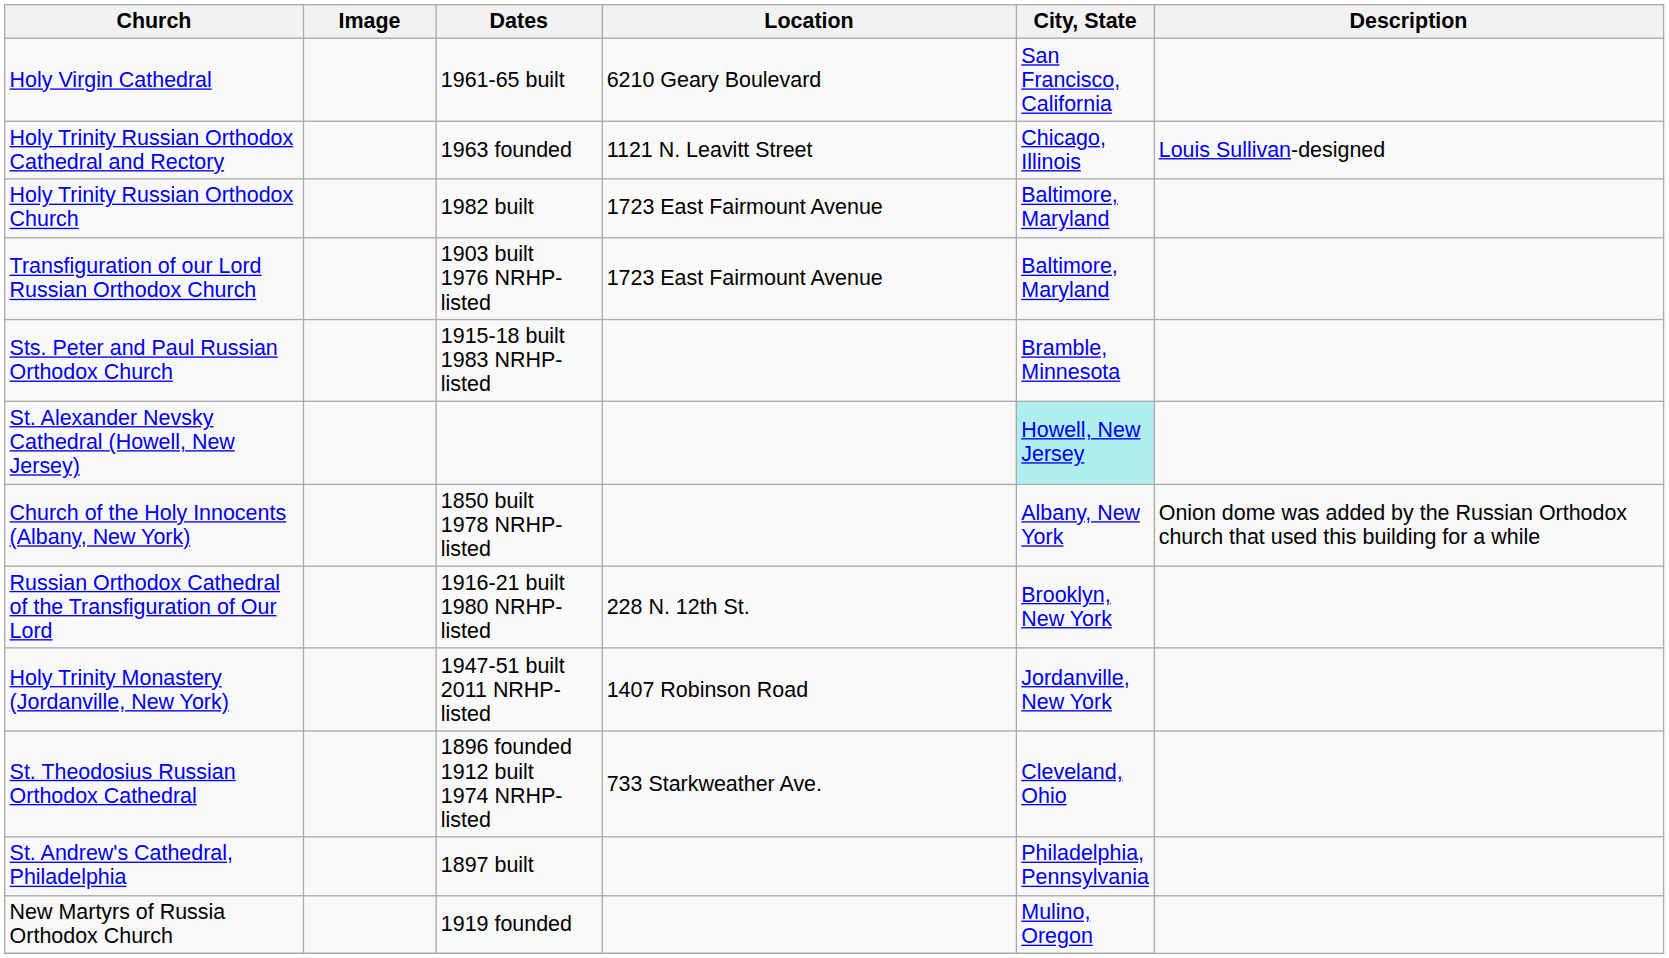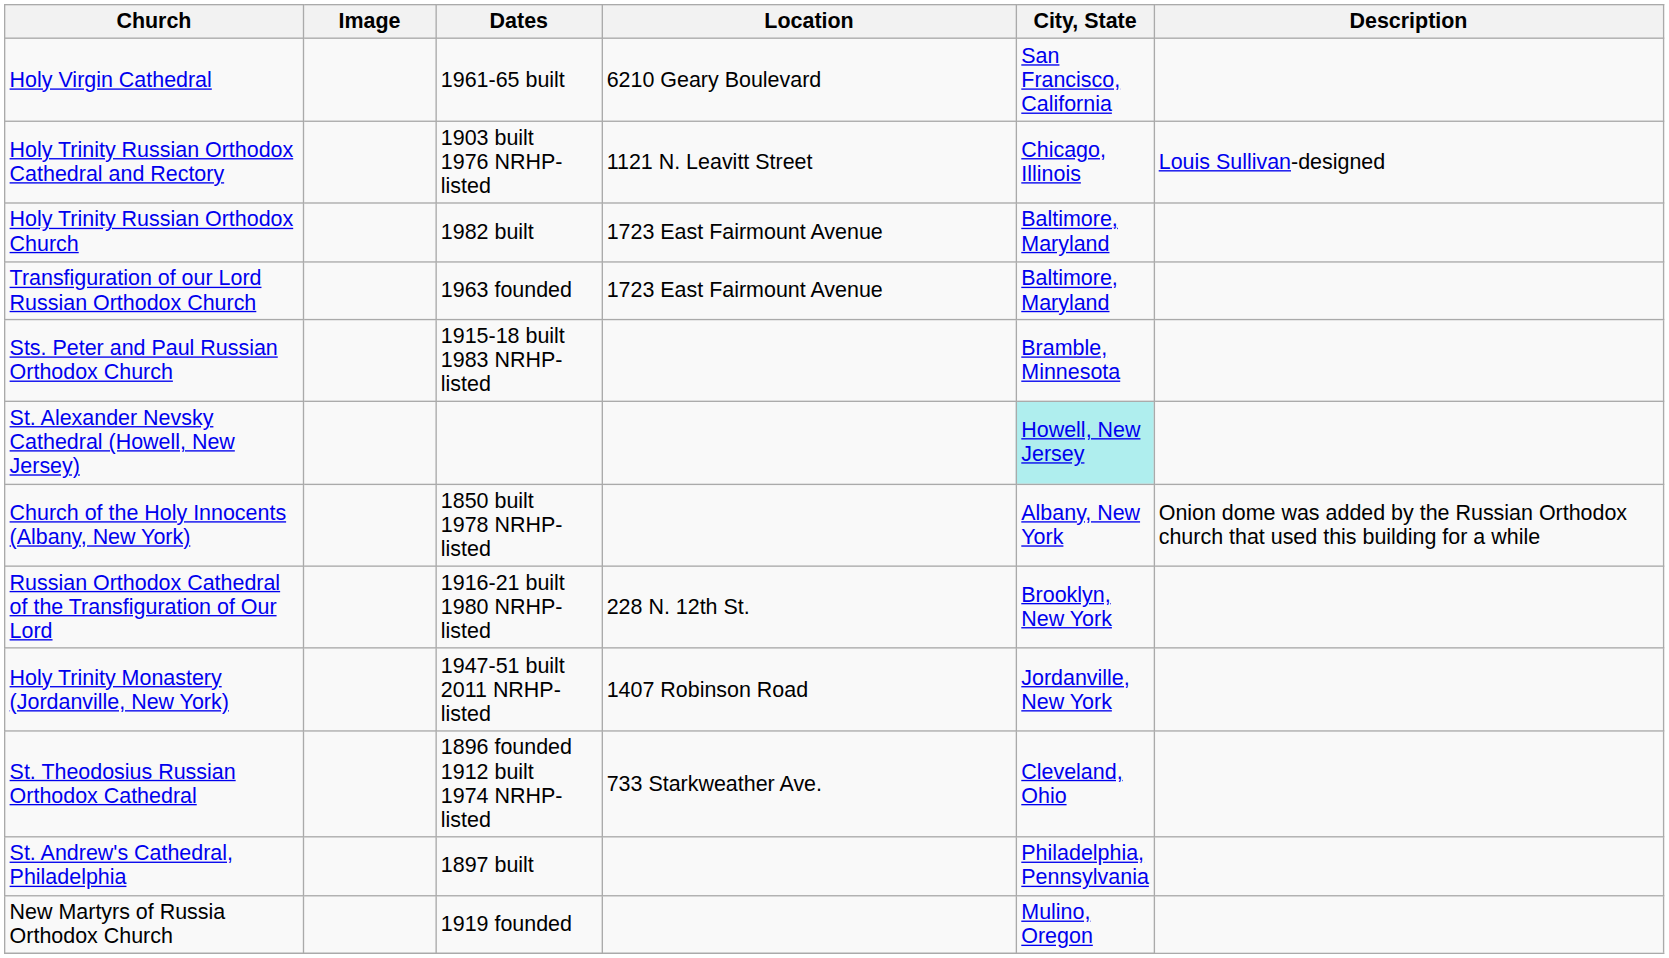(506, 149) 1963 founded -> (502, 161) 1903 built 1976 NRHP-listed
(502, 278) 1903 built 1976 NRHP-listed -> (506, 290) 1963 founded
